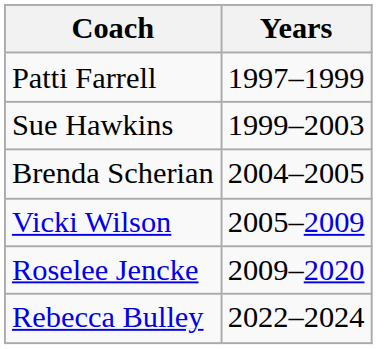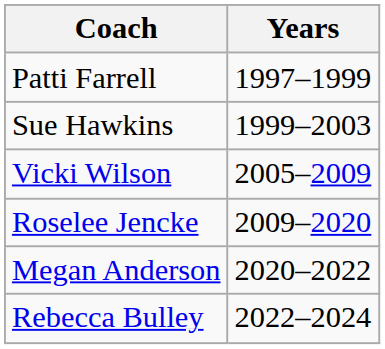- row: (113, 173)
+ row: (116, 269)
